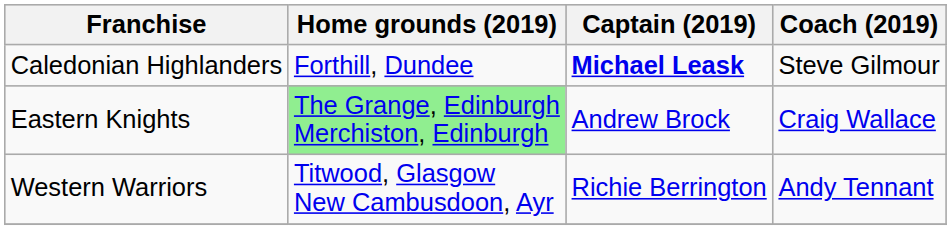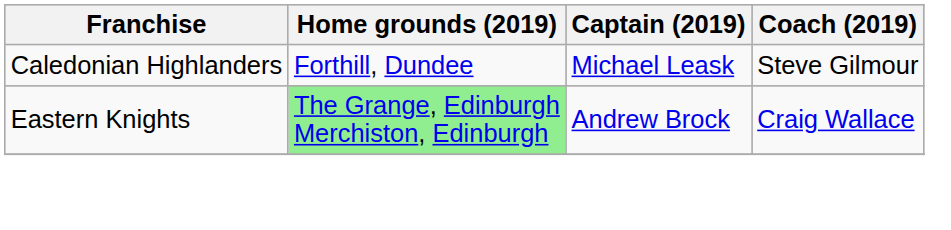(658, 65) bold -> (653, 65) normal
- row: (109, 188)
